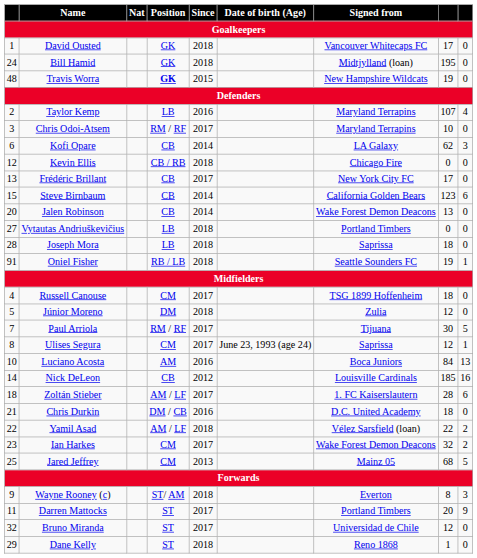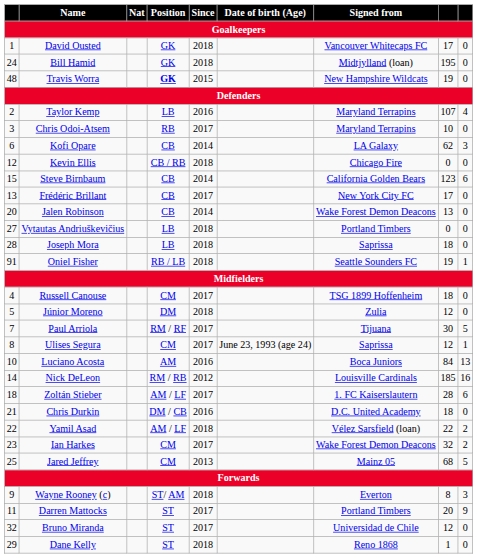(168, 129) RM / RF -> (168, 129) RB
rows swapped: (73, 179) <-> (73, 196)
(168, 378) CB -> (168, 378) RM / RB
